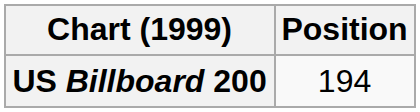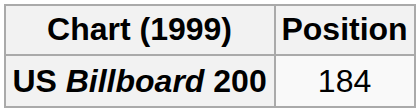(345, 80) 194 -> (345, 80) 184
